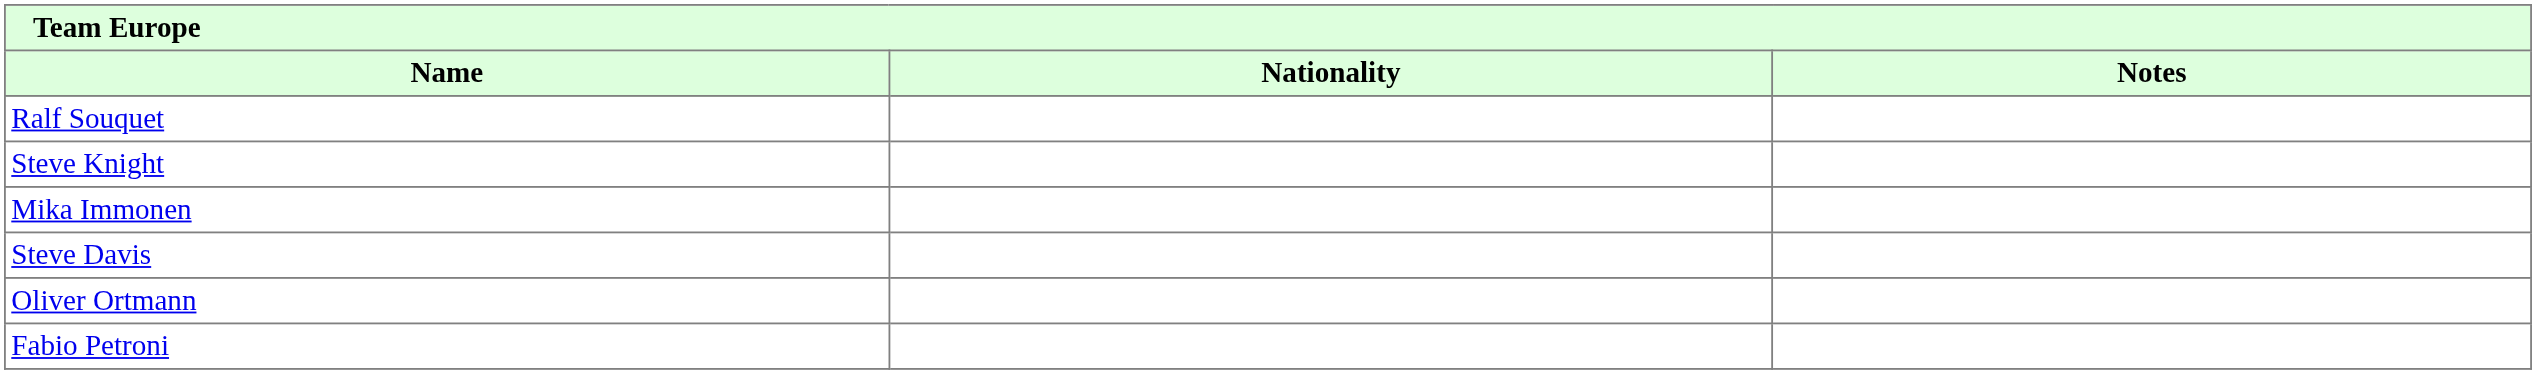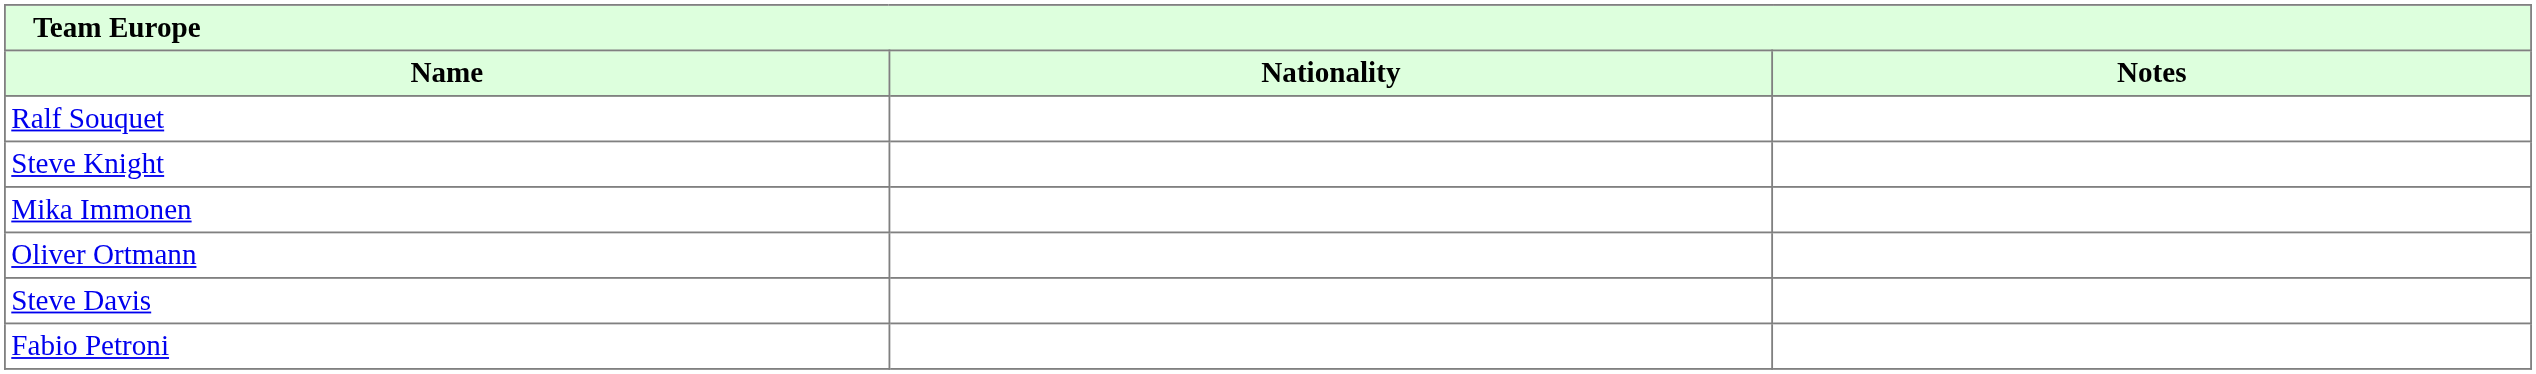rows swapped: (104, 300) <-> (81, 254)
